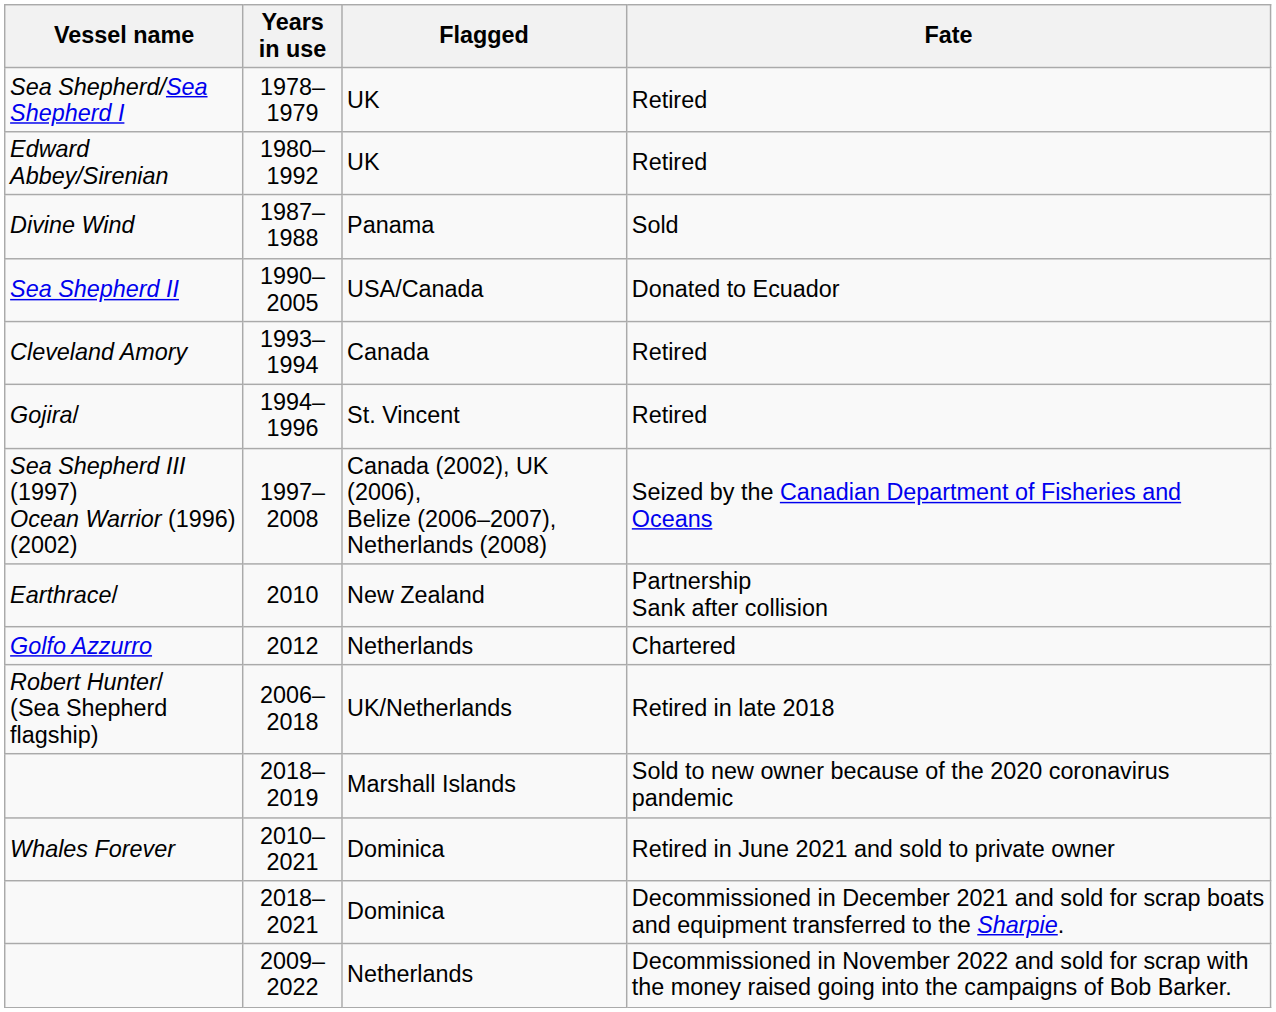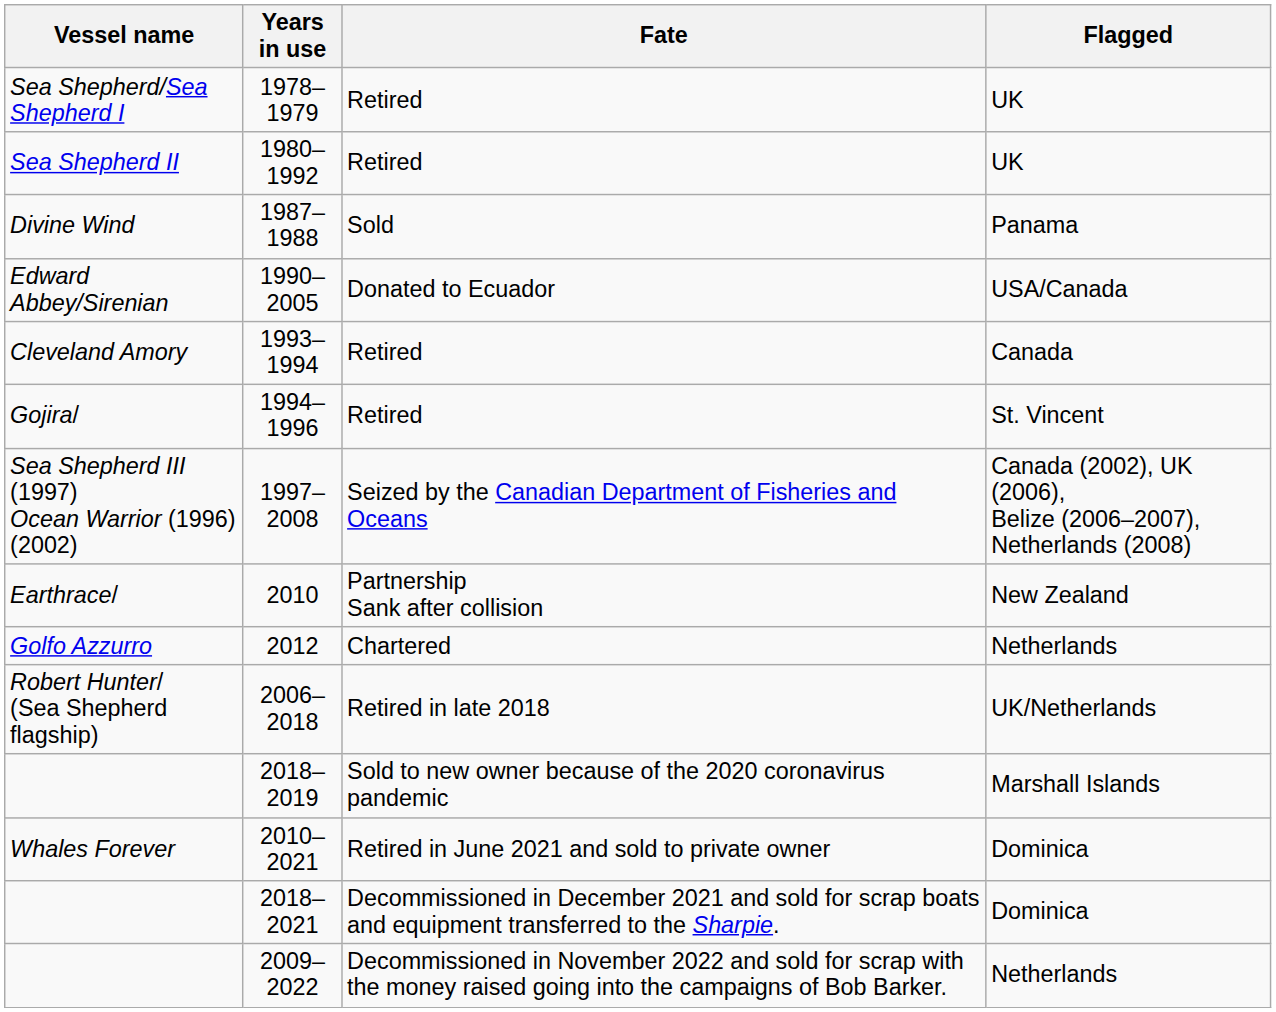columns swapped: (484, 36) <-> (948, 36)
(89, 162) Edward Abbey/Sirenian -> (95, 162) Sea Shepherd II
(95, 289) Sea Shepherd II -> (89, 289) Edward Abbey/Sirenian
